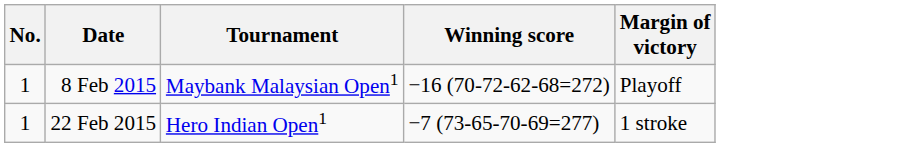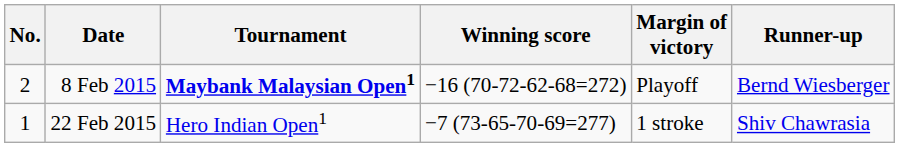+ column: (813, 34)
(25, 84) 1 -> (25, 84) 2
(282, 84) normal -> (291, 84) bold
